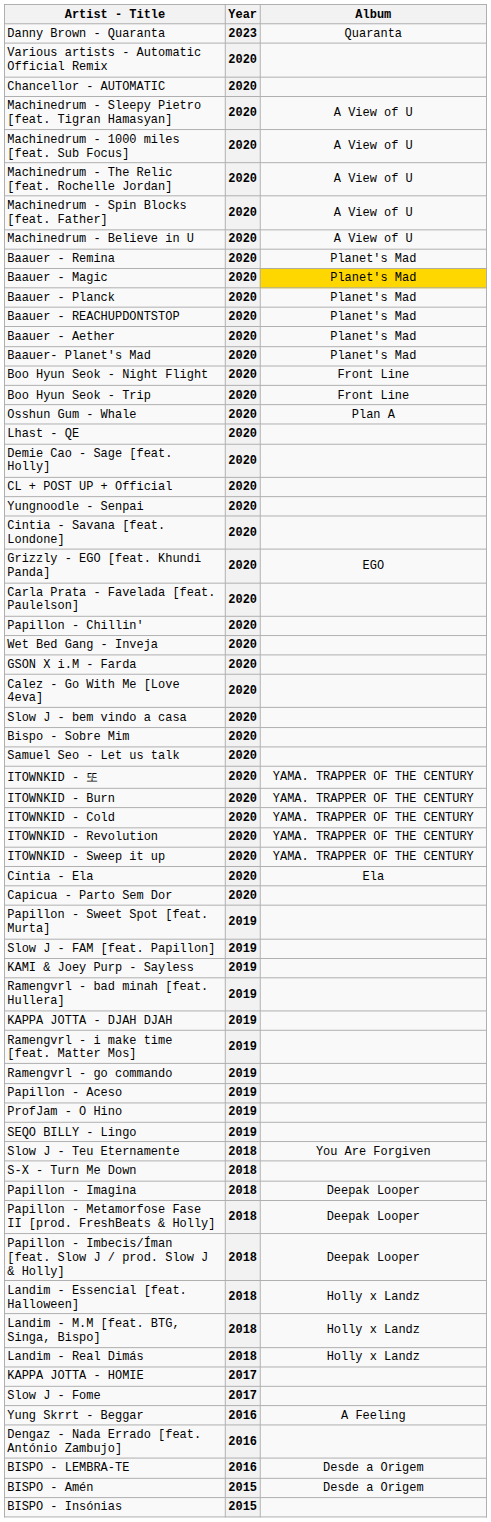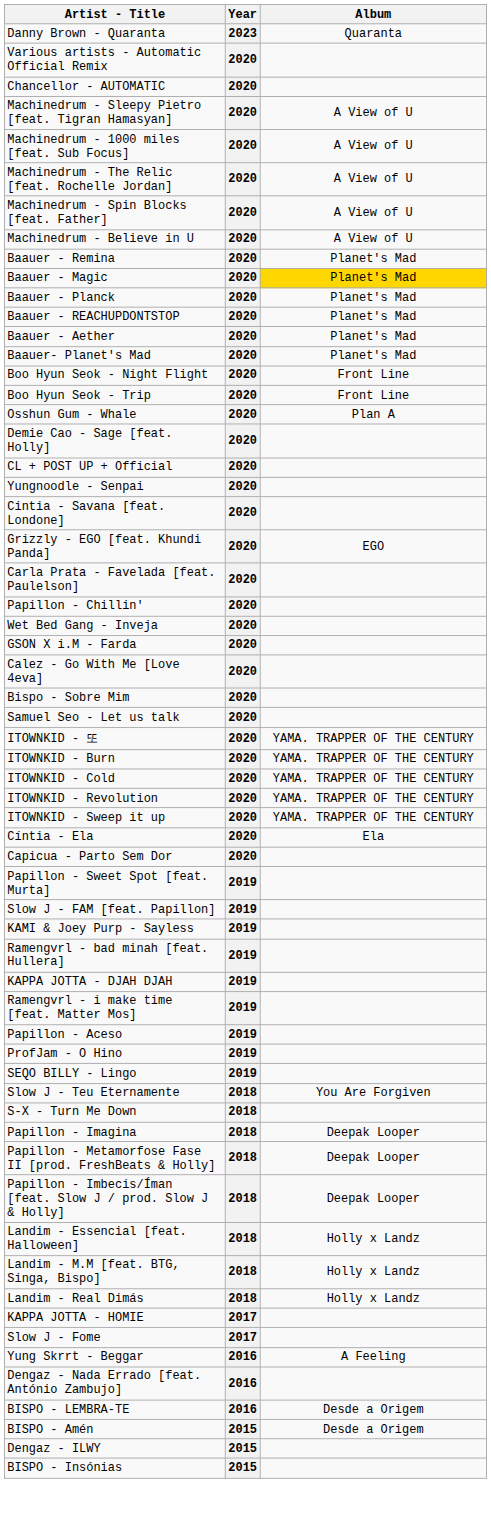- row: (43, 434)
- row: (97, 717)
- row: (90, 1074)
+ row: (54, 1449)
